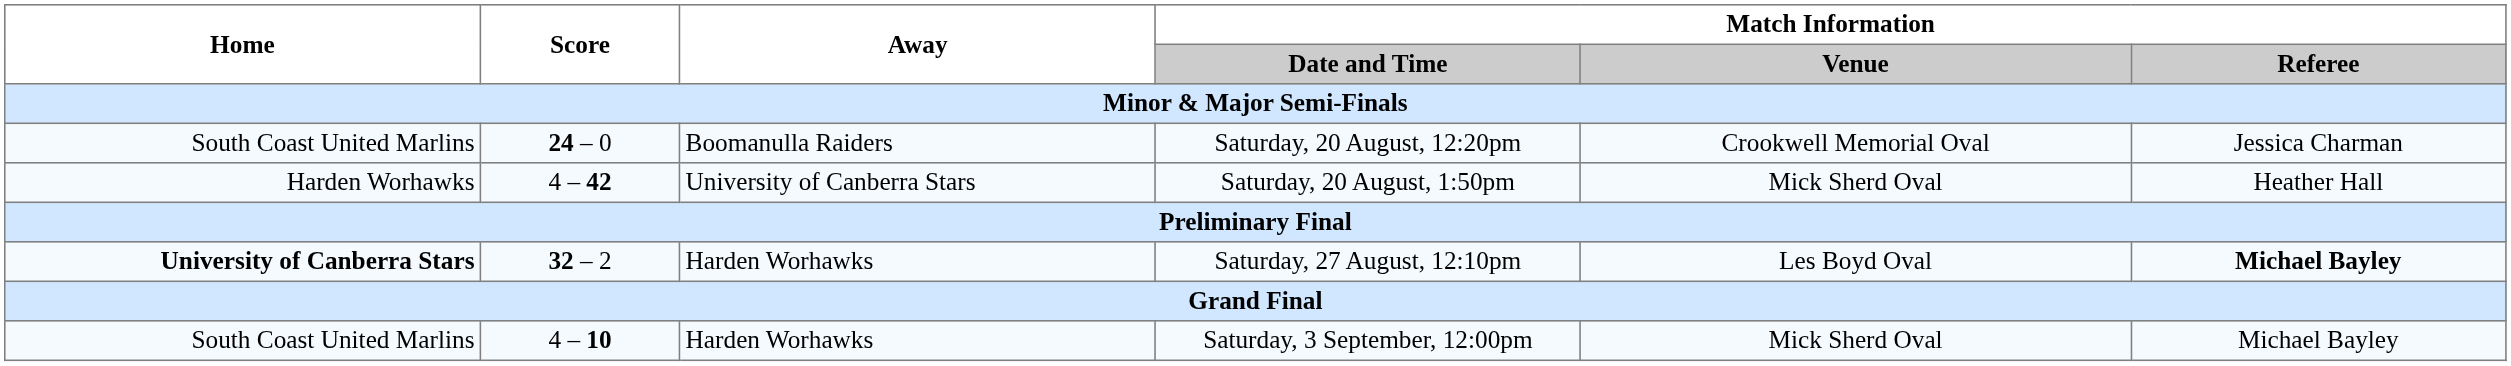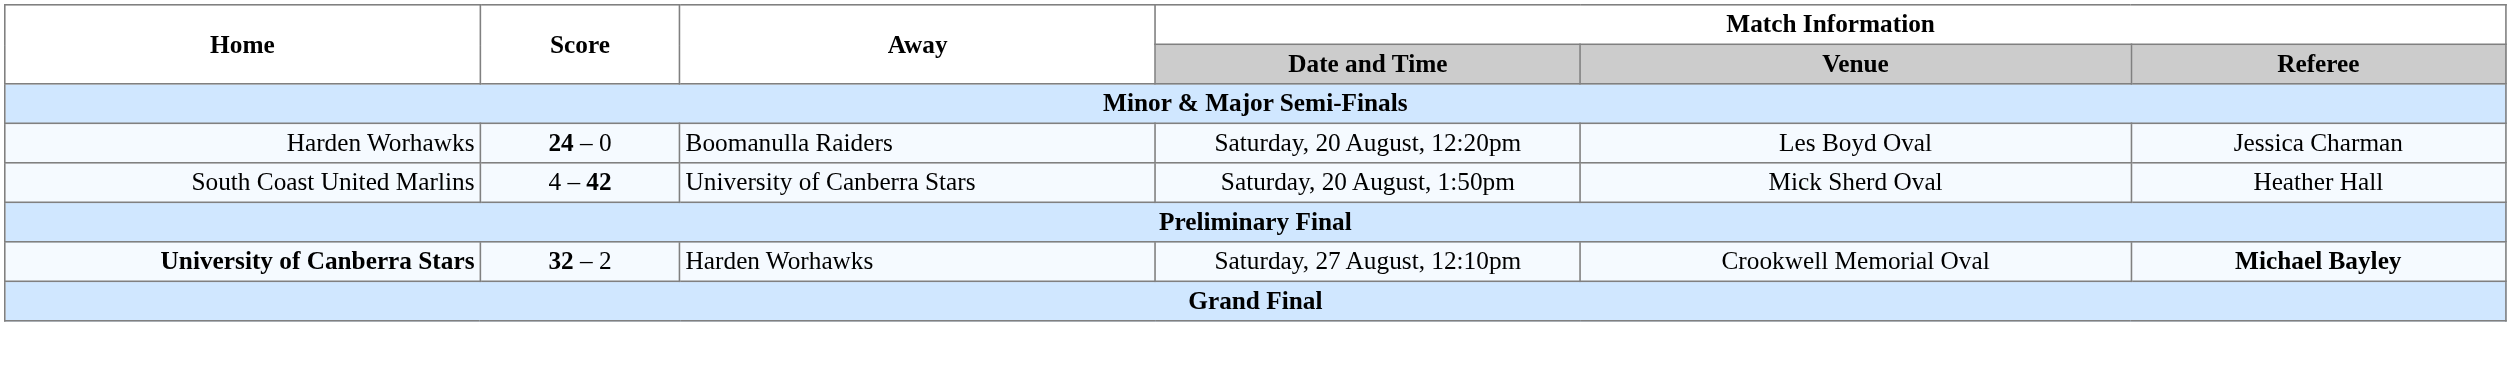(333, 142) South Coast United Marlins -> (381, 142) Harden Worhawks
(1856, 142) Crookwell Memorial Oval -> (1856, 142) Les Boyd Oval
(381, 182) Harden Worhawks -> (333, 182) South Coast United Marlins
(1856, 261) Les Boyd Oval -> (1856, 261) Crookwell Memorial Oval
- row: (1368, 340)
